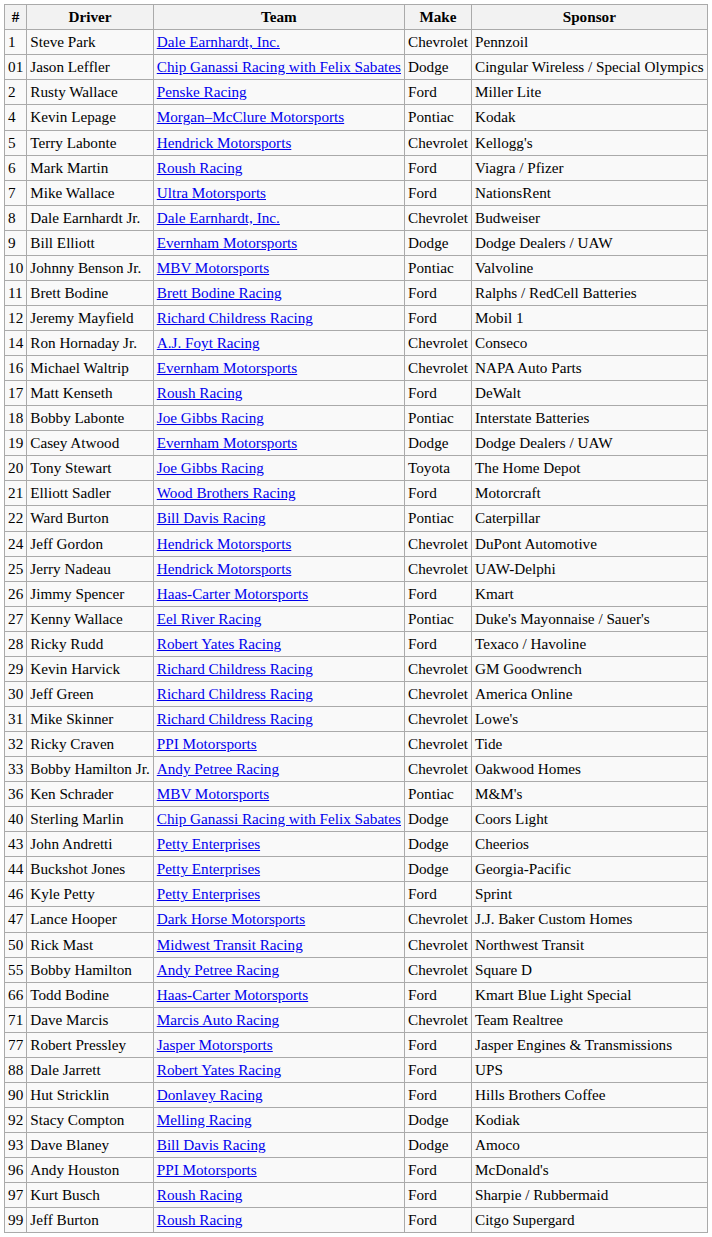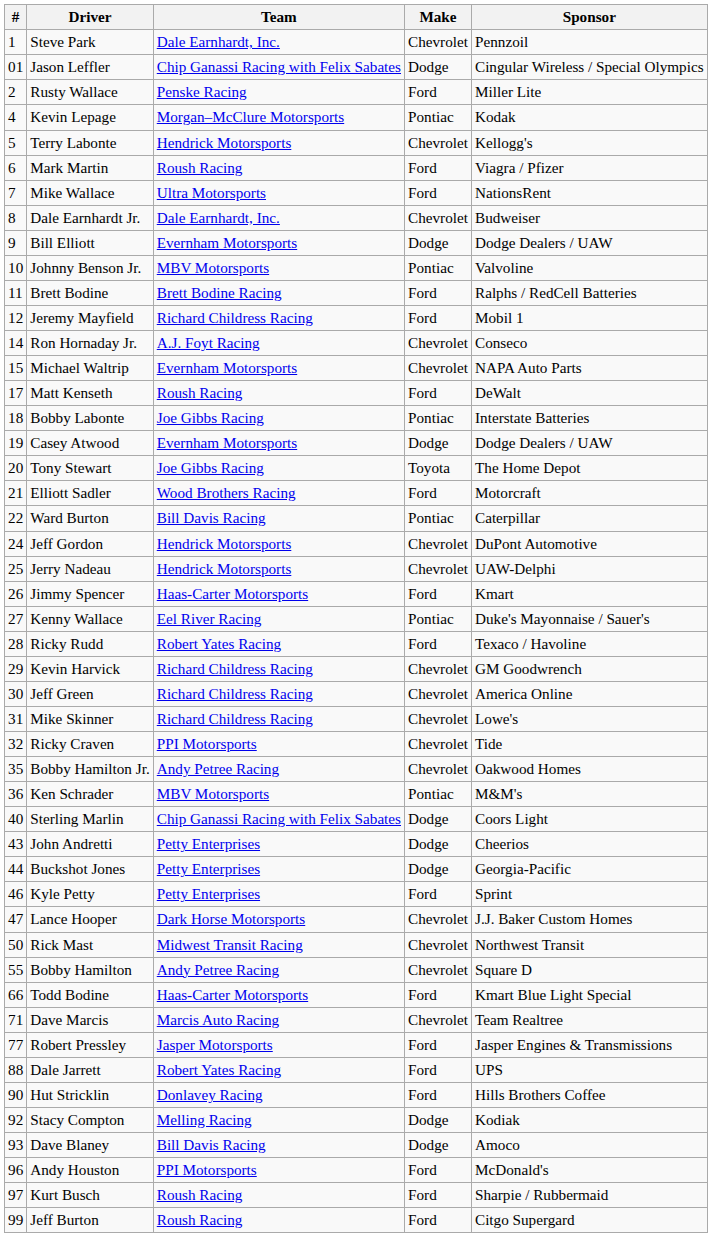(16, 368) 16 -> (16, 368) 15
(16, 769) 33 -> (16, 769) 35
